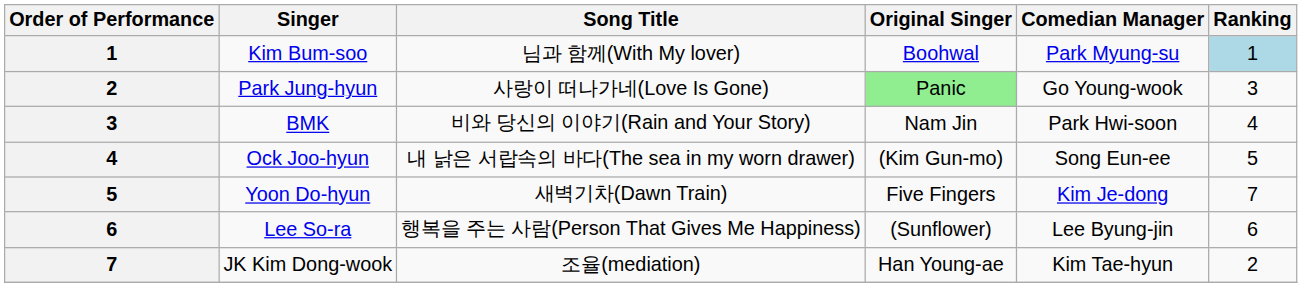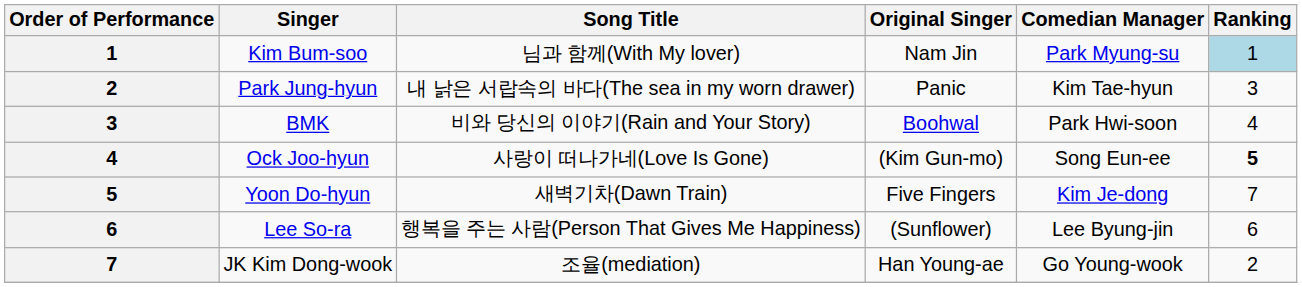(941, 53) Boohwal -> (941, 53) Nam Jin
(631, 88) 사랑이 떠나가네(Love Is Gone) -> (631, 88) 내 낡은 서랍속의 바다(The sea in my worn drawer)
(941, 88) lightgreen background -> (941, 88) no background
(1113, 88) Go Young-wook -> (1113, 88) Kim Tae-hyun
(941, 123) Nam Jin -> (941, 123) Boohwal
(631, 158) 내 낡은 서랍속의 바다(The sea in my worn drawer) -> (631, 158) 사랑이 떠나가네(Love Is Gone)
(1252, 159) normal -> (1252, 159) bold
(1113, 264) Kim Tae-hyun -> (1113, 264) Go Young-wook
